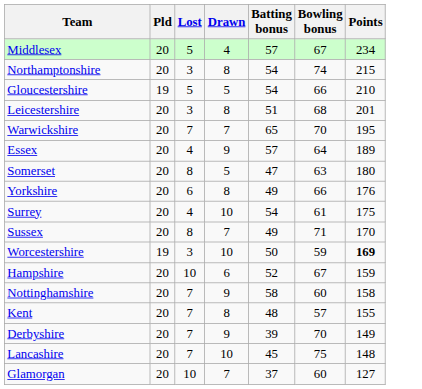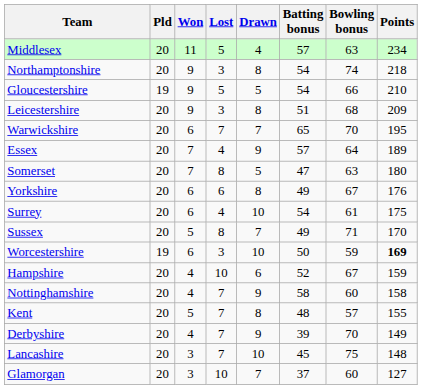+ column: (190, 21)
(320, 49) 67 -> (352, 49) 63
(366, 69) 215 -> (397, 69) 218
(366, 110) 201 -> (397, 110) 209
(320, 191) 66 -> (352, 191) 67
